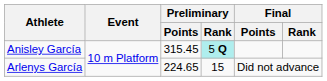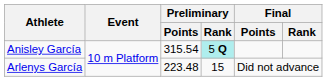(181, 50) 315.45 -> (181, 50) 315.54
(181, 68) 224.65 -> (181, 68) 223.48
